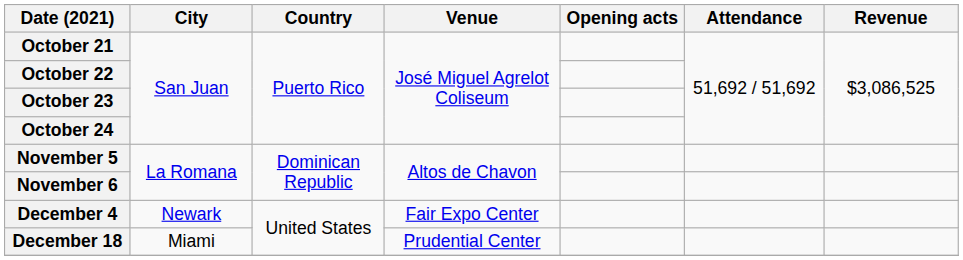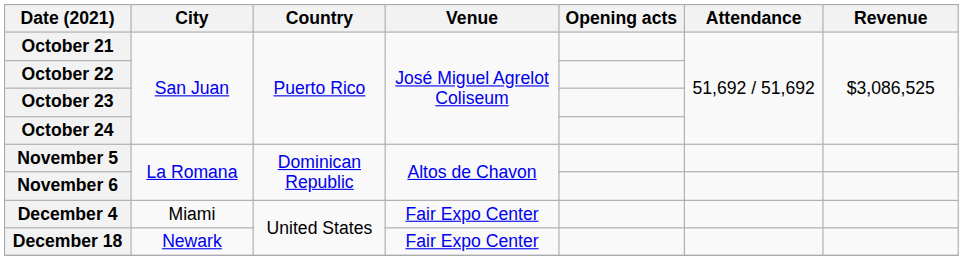(191, 213) Newark -> (192, 213) Miami
(191, 241) Miami -> (192, 241) Newark
(472, 241) Prudential Center -> (472, 241) Fair Expo Center
